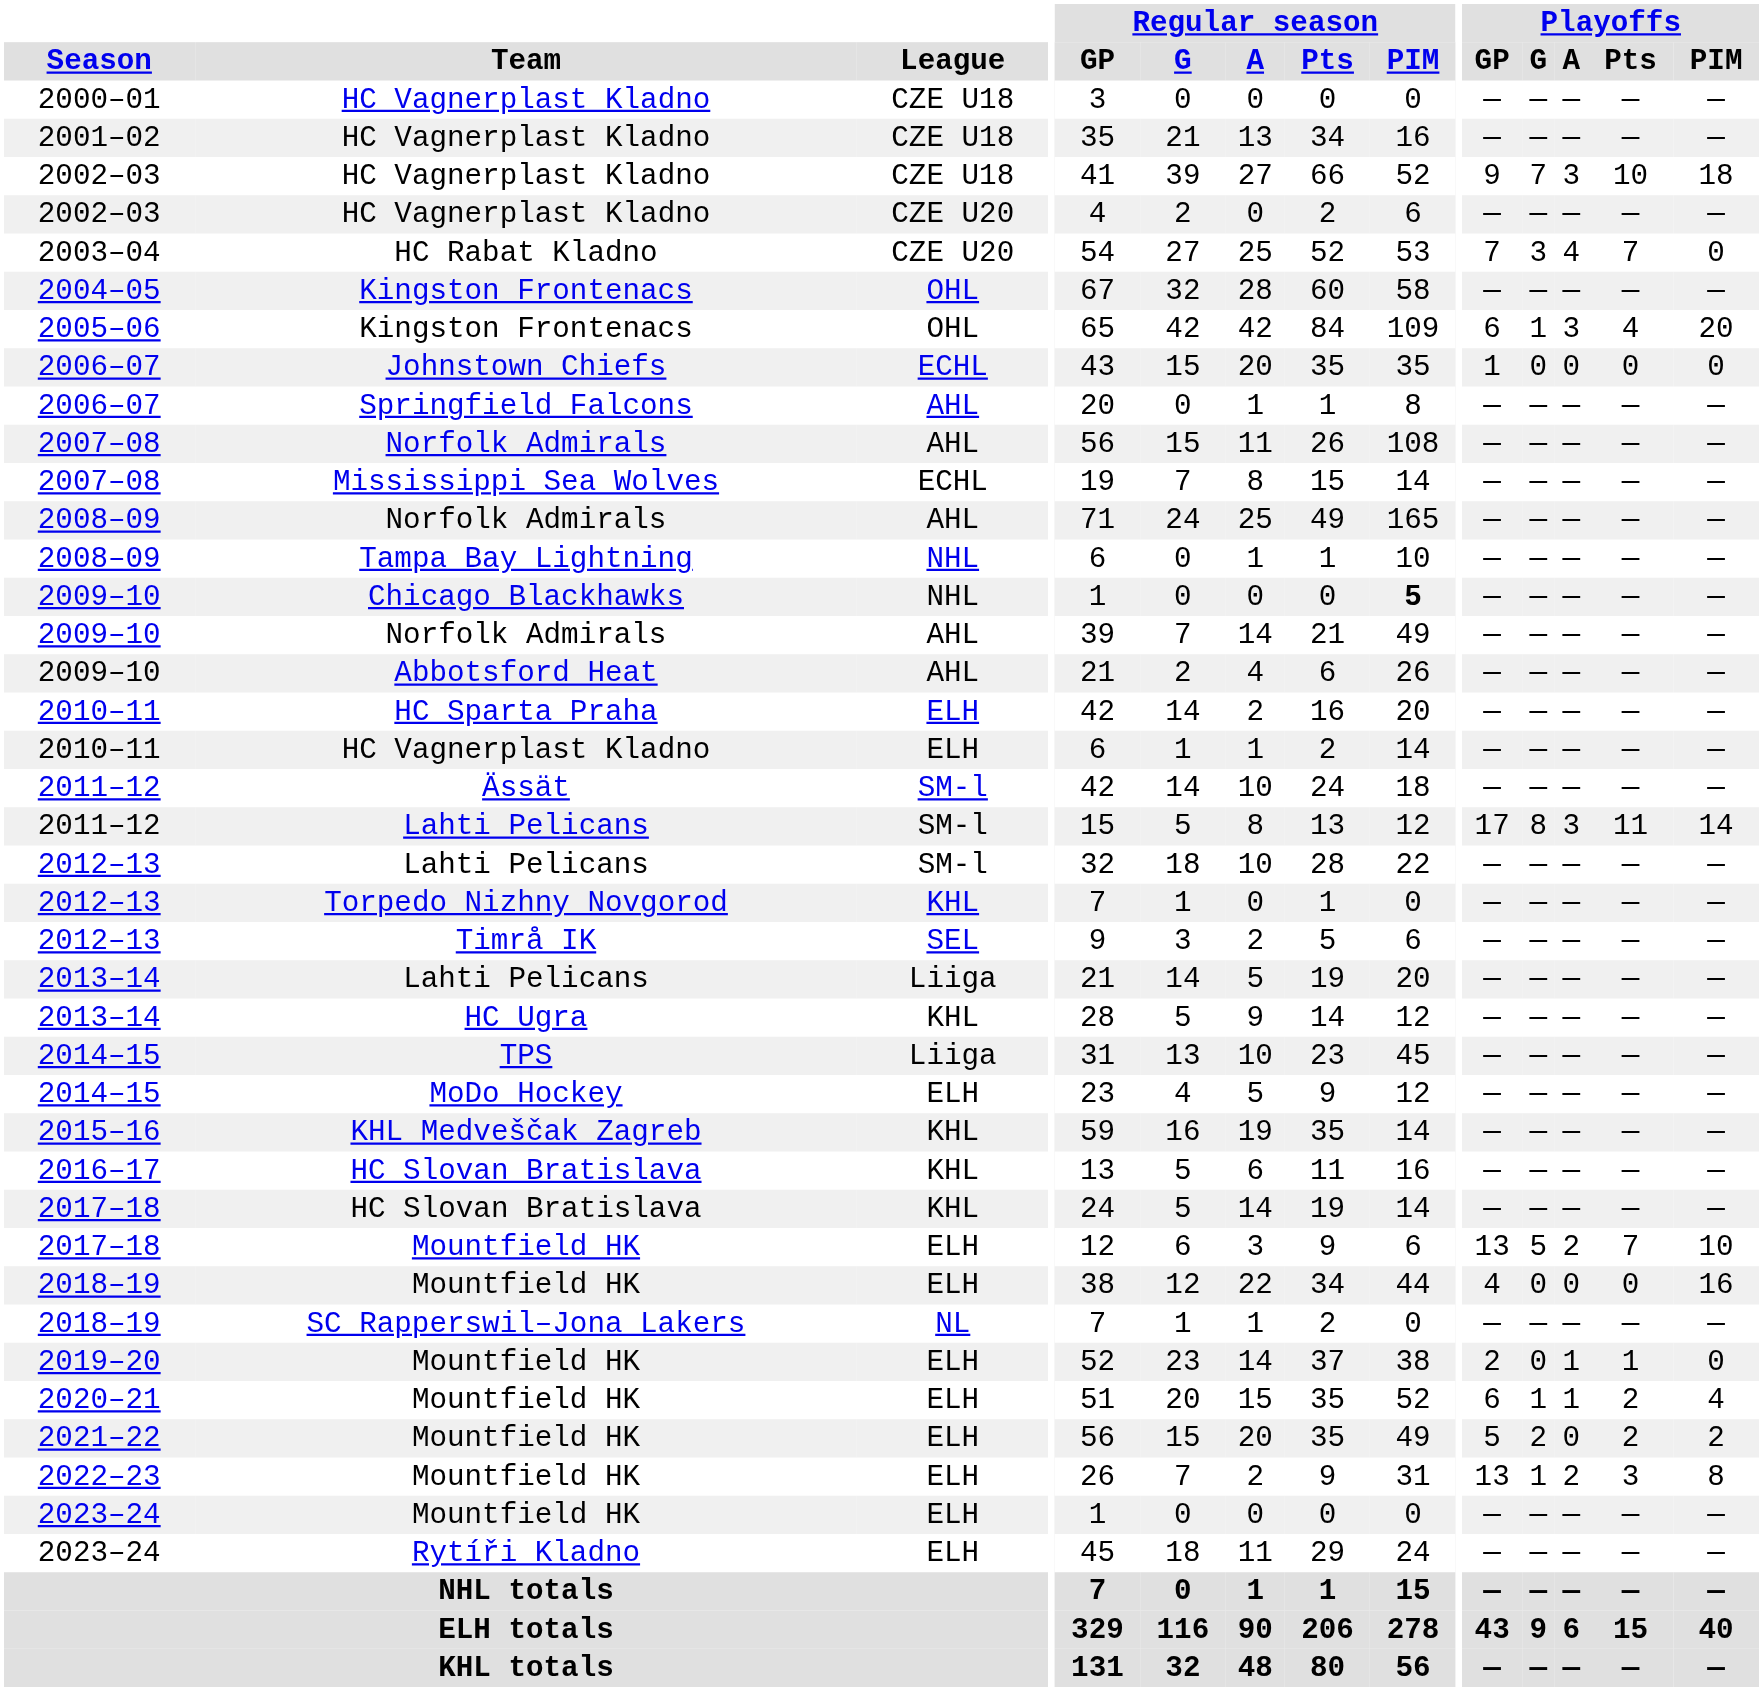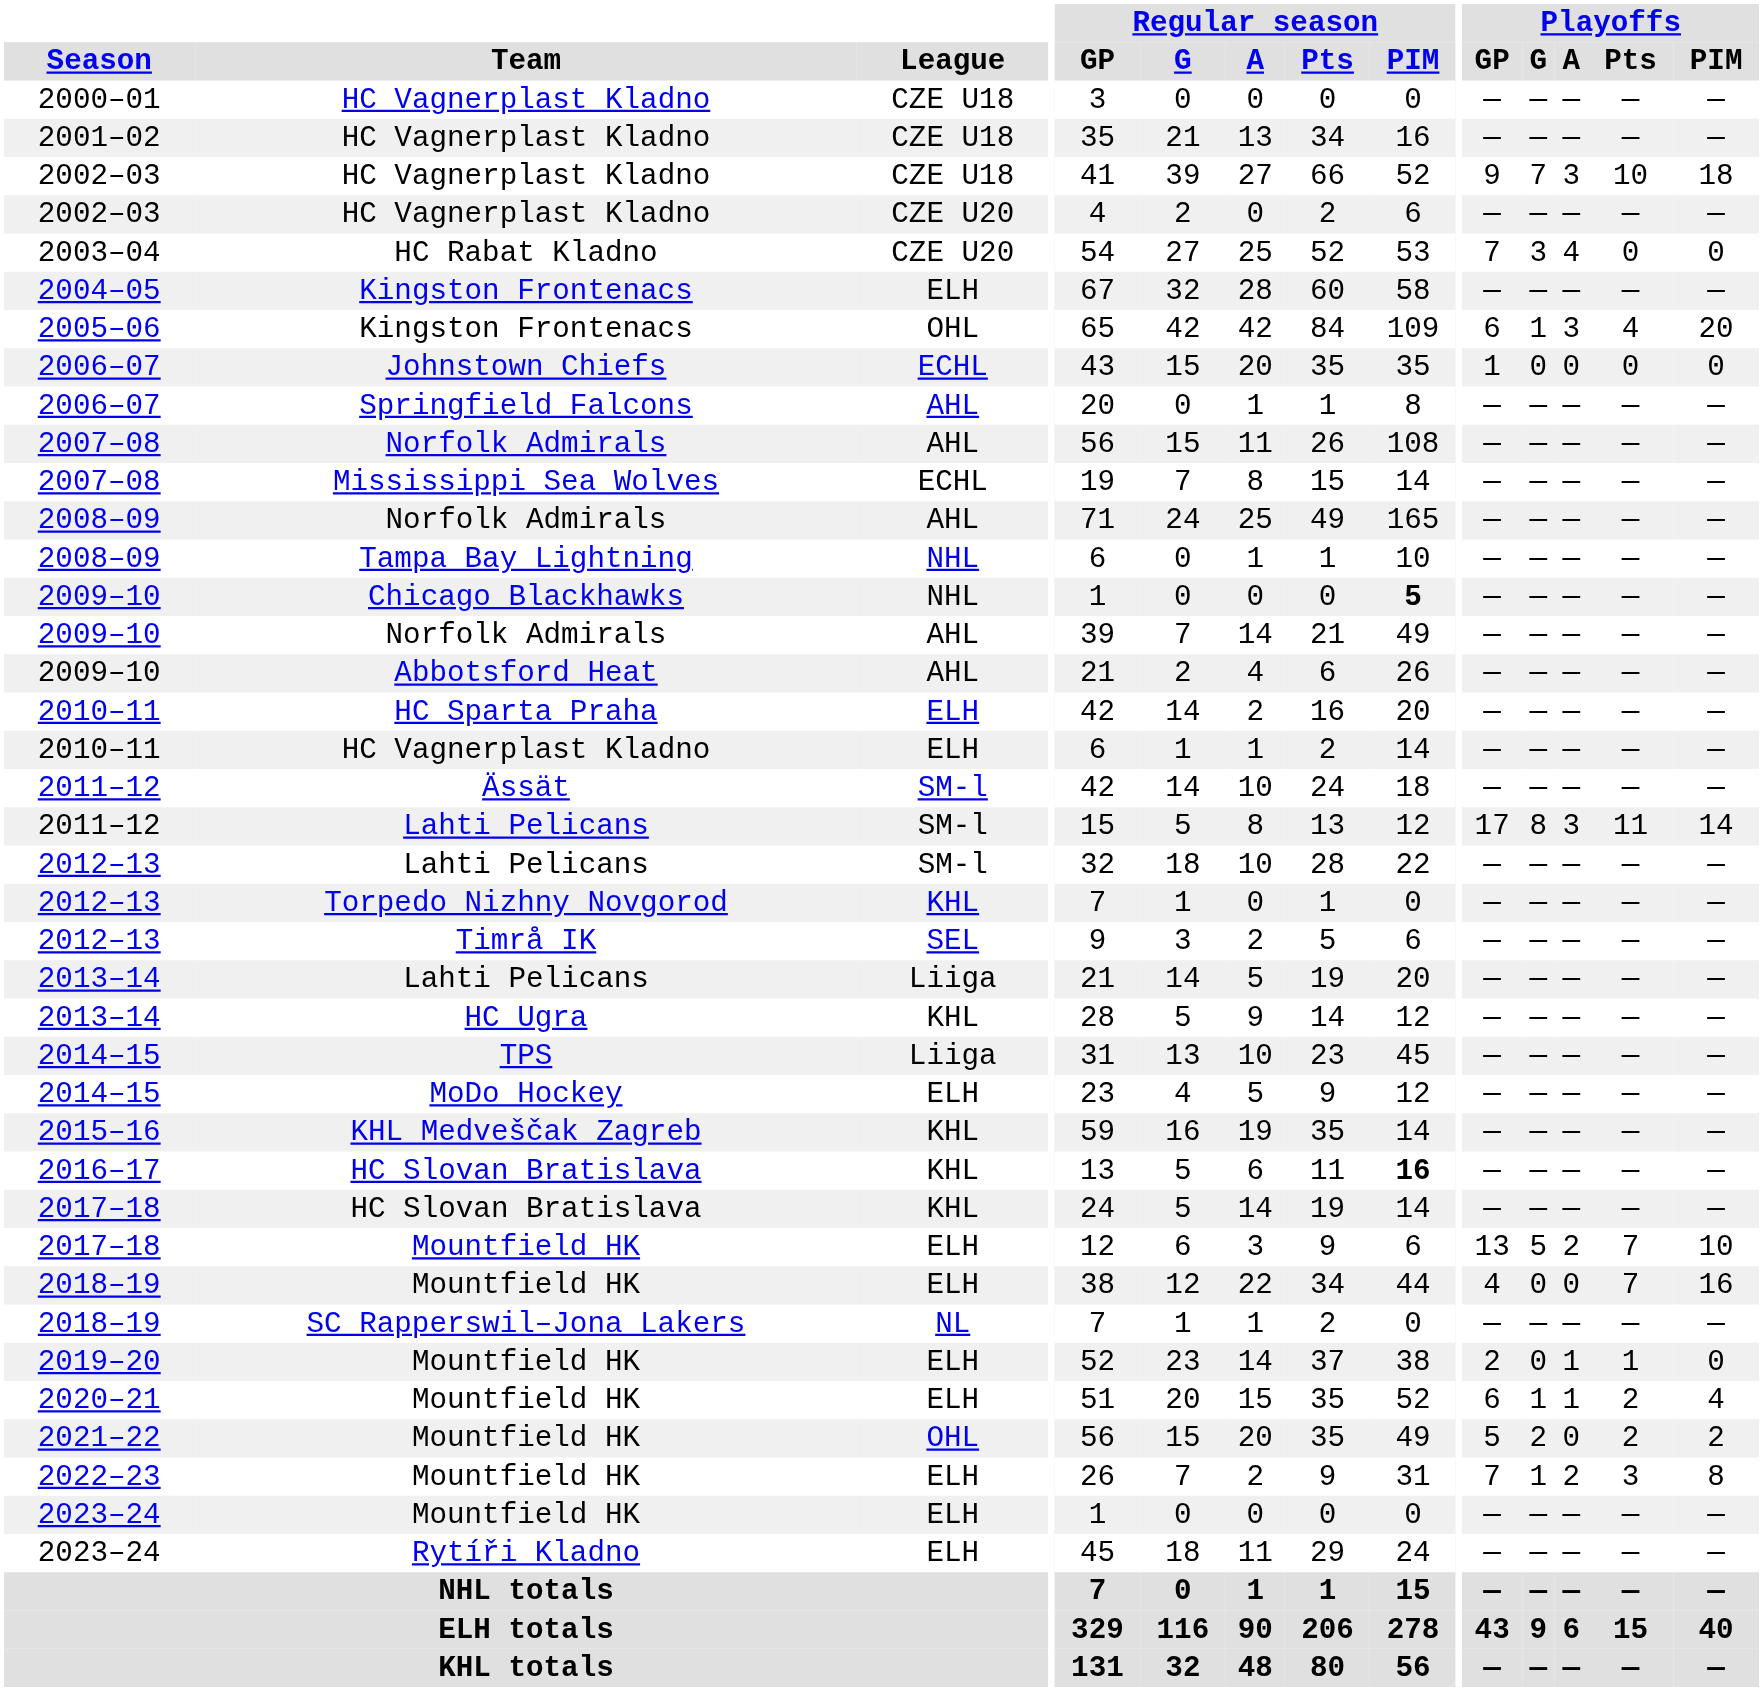(1631, 253) 7 -> (1631, 253) 0
(953, 291) OHL -> (953, 291) ELH
(1413, 1171) normal -> (1413, 1171) bold
(1631, 1285) 0 -> (1631, 1285) 7
(953, 1438) ELH -> (953, 1438) OHL
(1492, 1477) 13 -> (1492, 1477) 7
